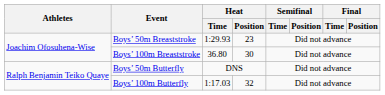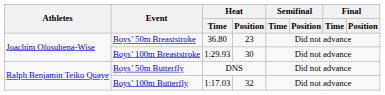(217, 40) 1:29.93 -> (217, 40) 36.80
(217, 54) 36.80 -> (217, 54) 1:29.93
